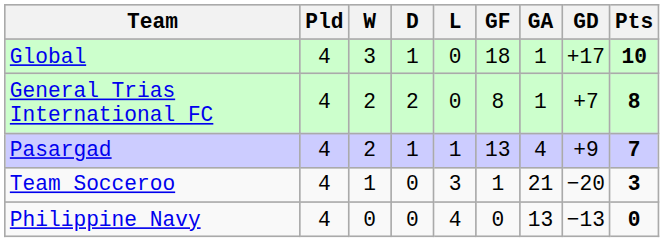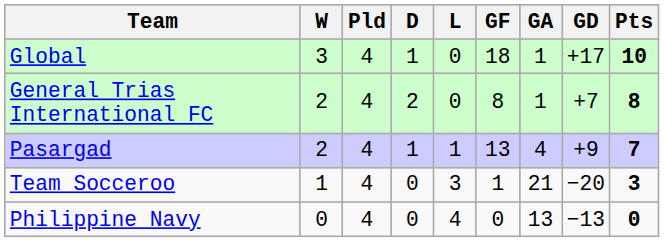columns swapped: (324, 22) <-> (370, 22)
